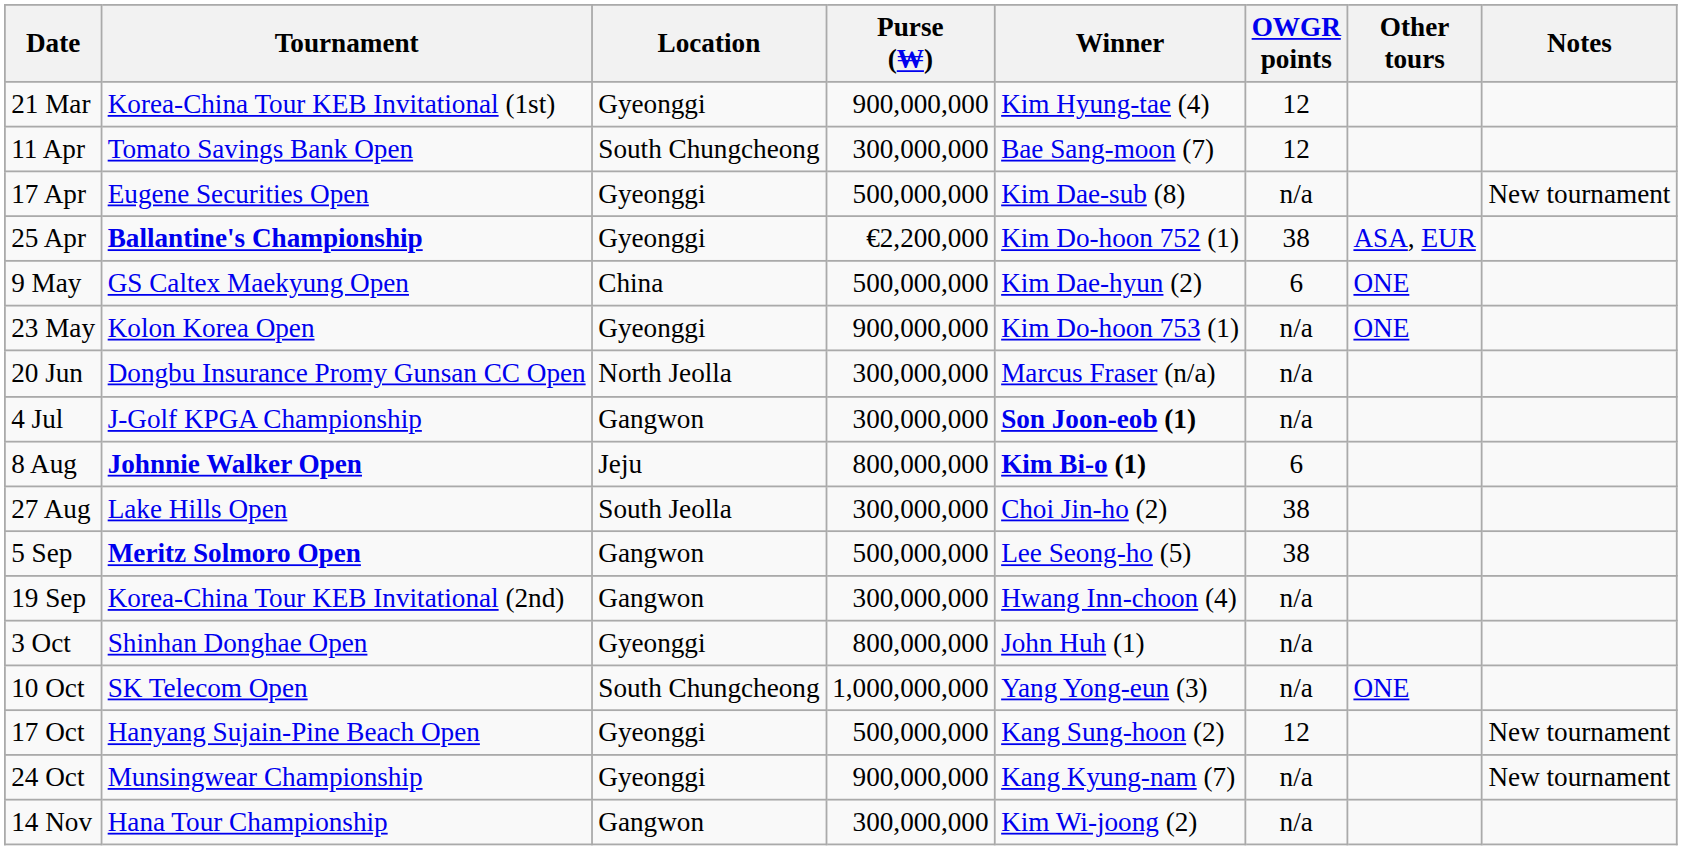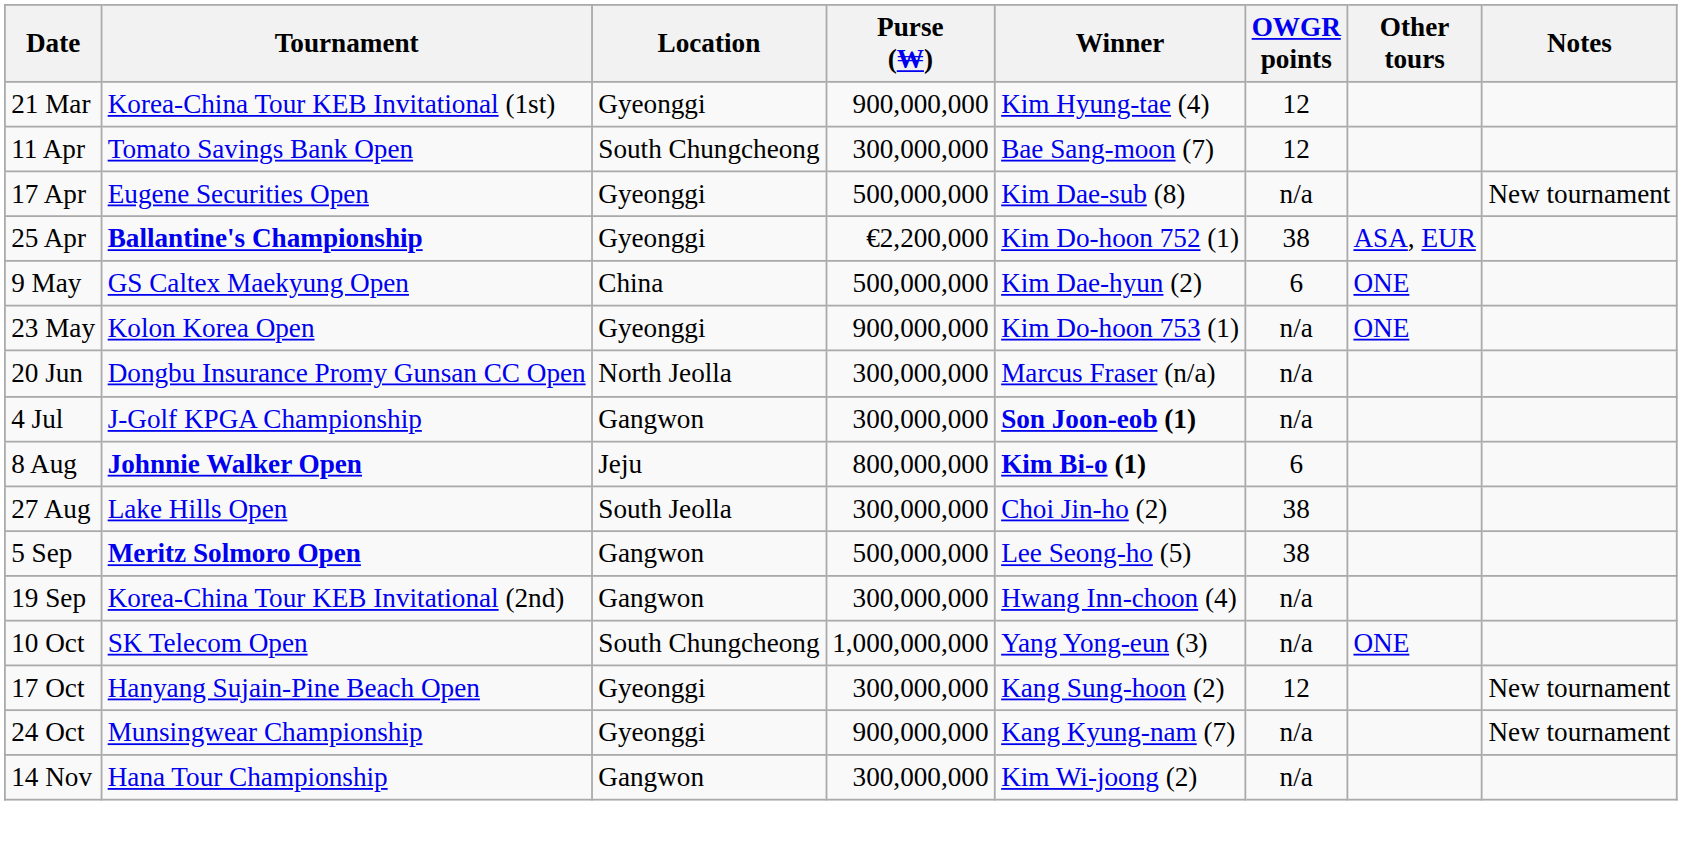- row: (41, 642)
(921, 732) 500,000,000 -> (921, 687) 300,000,000
